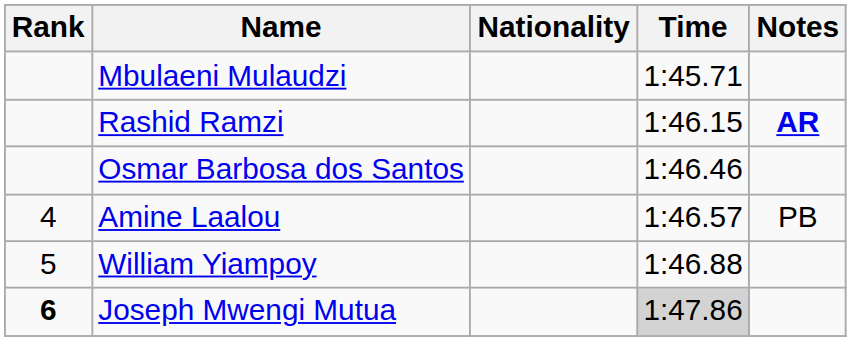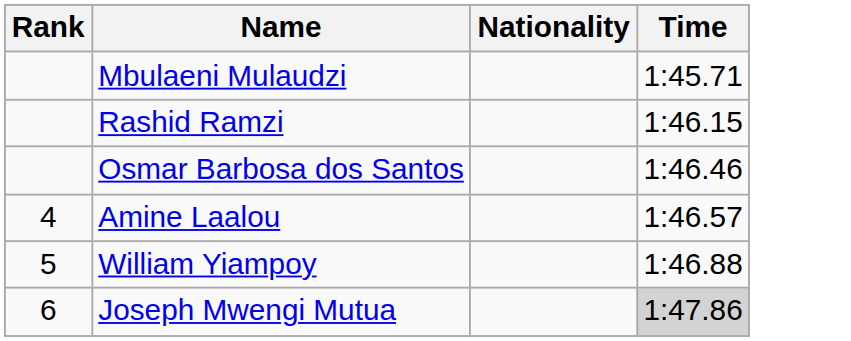- column: (798, 28)
(48, 311) bold -> (48, 311) normal
